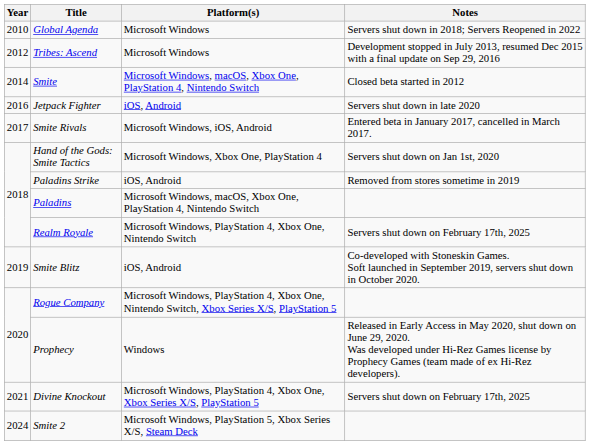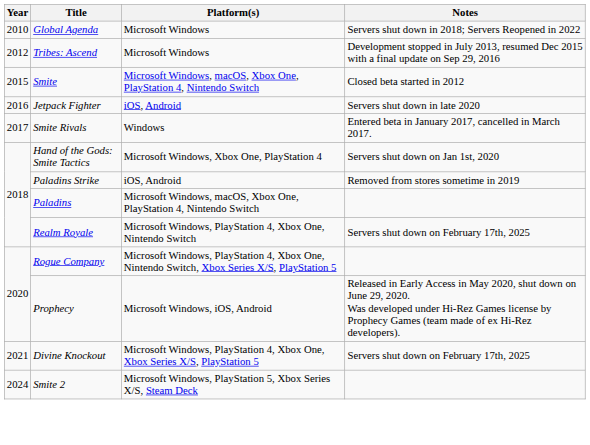(18, 82) 2014 -> (18, 82) 2015
(198, 128) Microsoft Windows, iOS, Android -> (144, 128) Windows
- row: (56, 267)
(144, 349) Windows -> (198, 308) Microsoft Windows, iOS, Android
